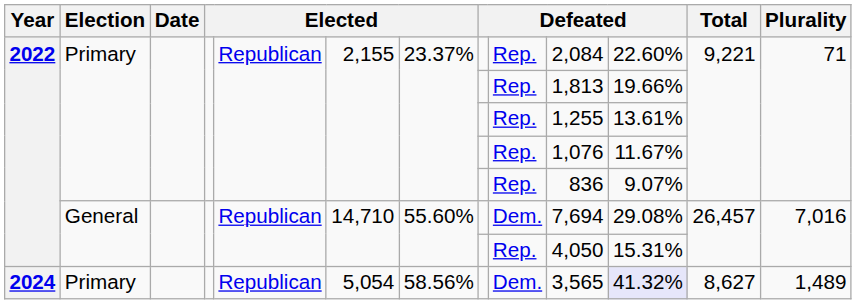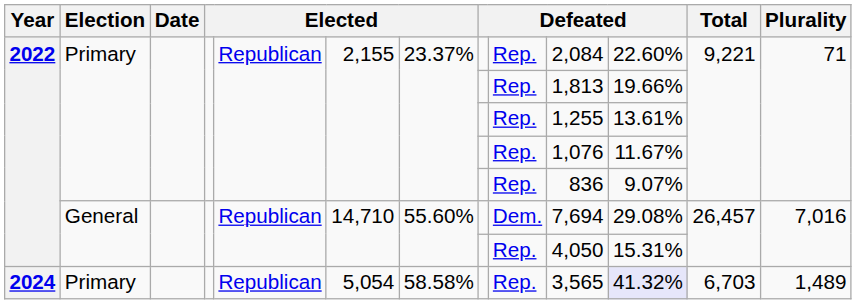(439, 282) 58.56% -> (439, 282) 58.58%
(518, 282) Dem. -> (515, 282) Rep.
(730, 282) 8,627 -> (730, 282) 6,703
